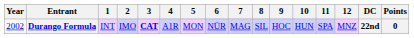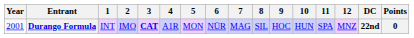(15, 26) 2002 -> (15, 26) 2001
